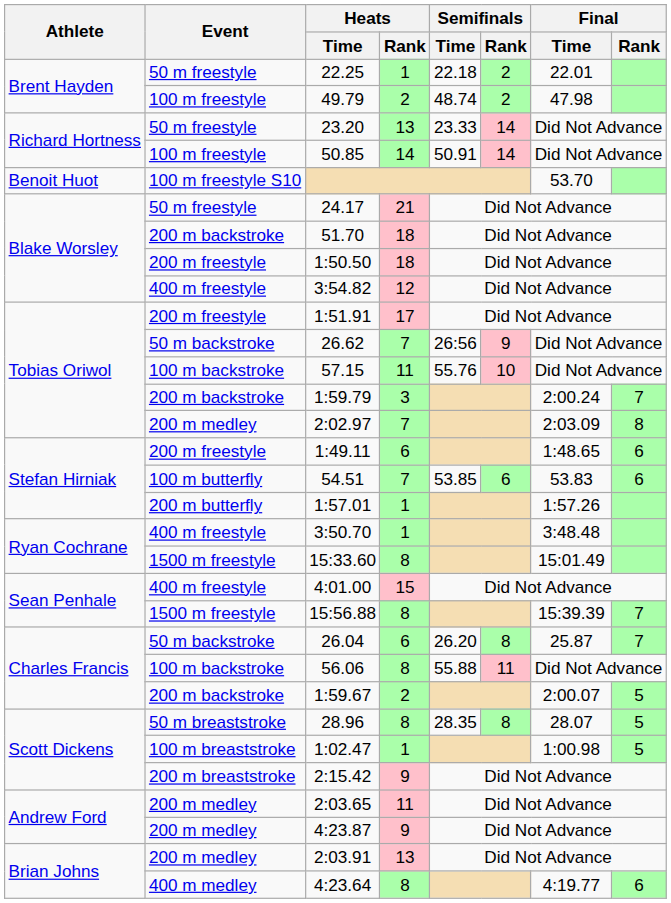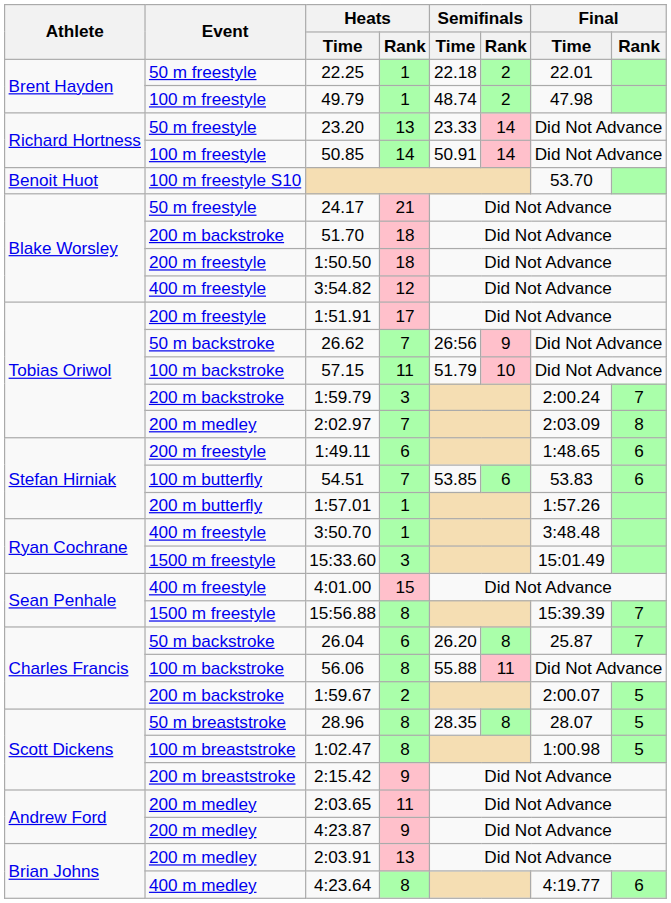(405, 100) 2 -> (405, 100) 1
(455, 370) 55.76 -> (455, 370) 51.79
(405, 560) 8 -> (405, 560) 3
(405, 749) 1 -> (405, 749) 8
